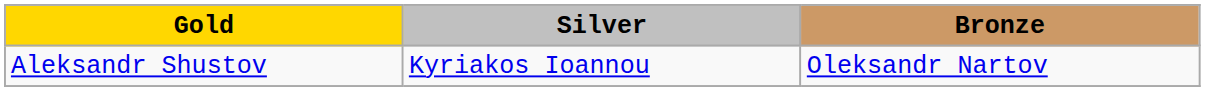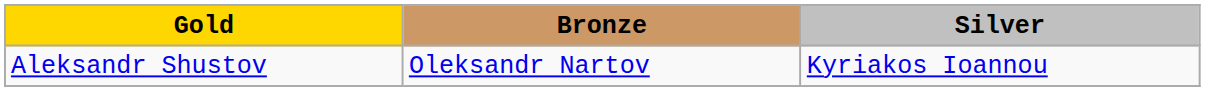columns swapped: (602, 25) <-> (1000, 25)
